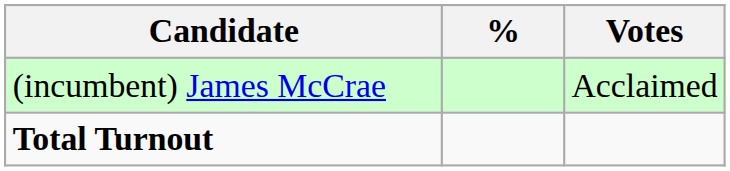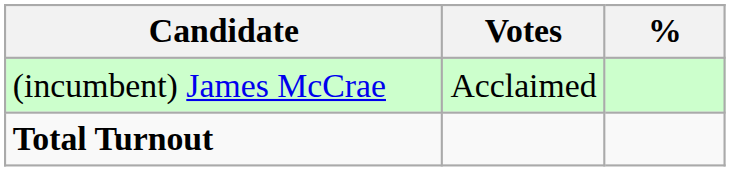columns swapped: (645, 31) <-> (503, 31)
